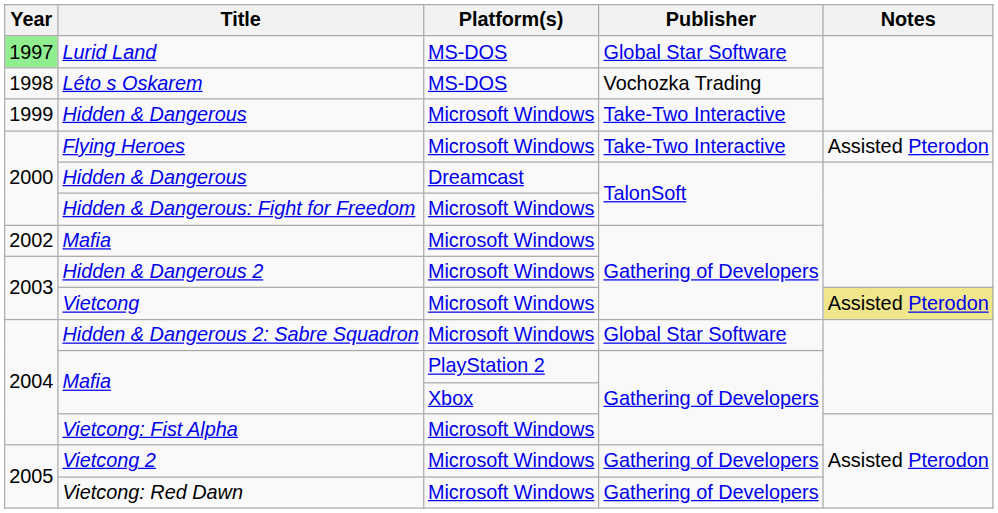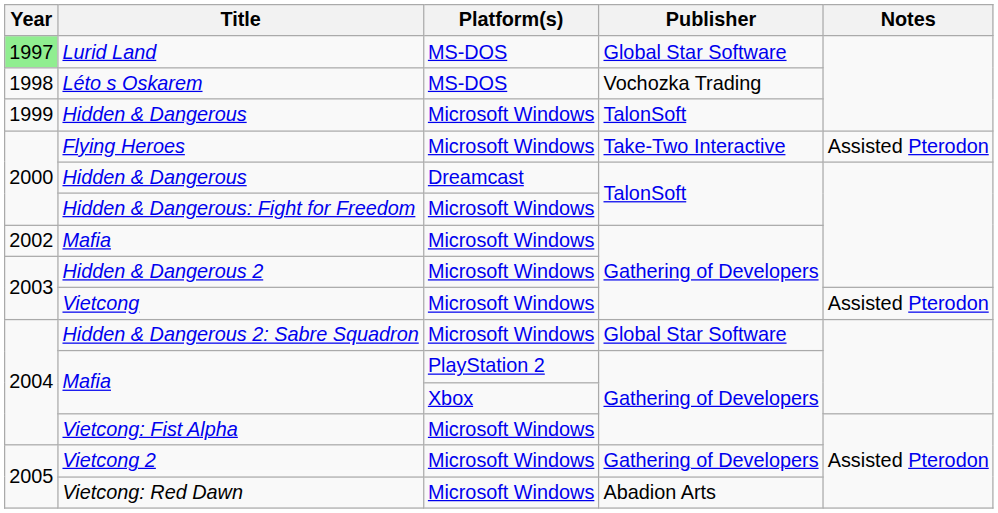(694, 114) Take-Two Interactive -> (645, 114) TalonSoft
(908, 303) khaki background -> (908, 303) no background
(711, 492) Gathering of Developers -> (660, 492) Abadion Arts
